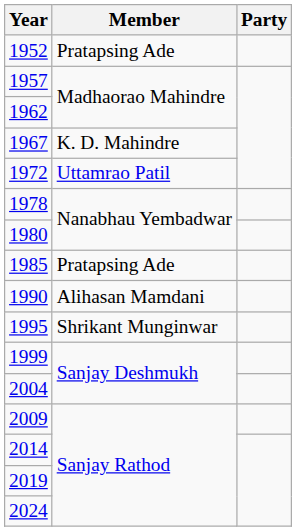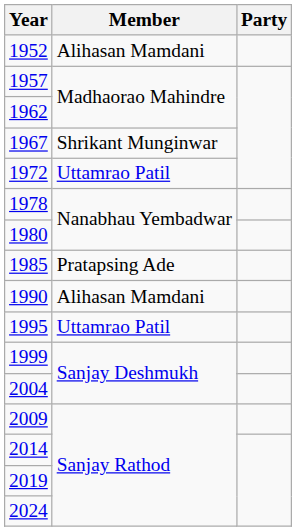(116, 50) Pratapsing Ade -> (131, 50) Alihasan Mamdani
(118, 142) K. D. Mahindre -> (137, 142) Shrikant Munginwar
(137, 326) Shrikant Munginwar -> (113, 326) Uttamrao Patil
